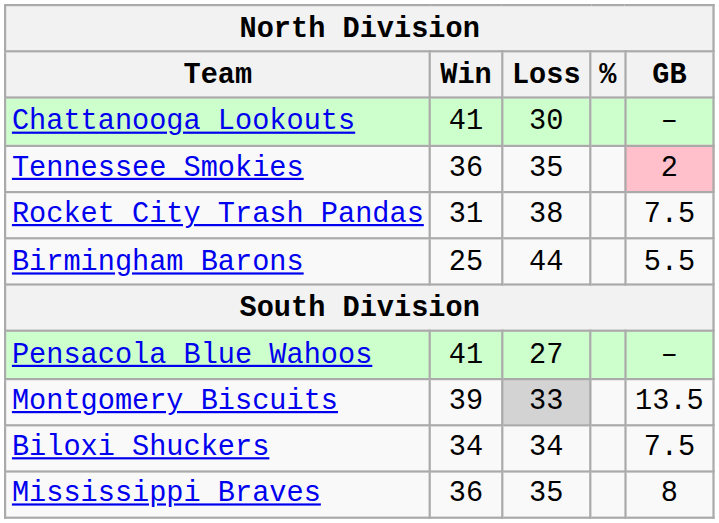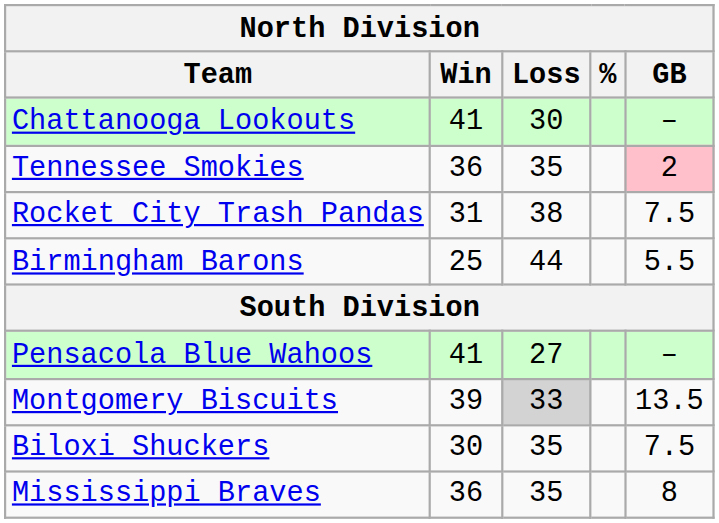(466, 448) 34 -> (466, 448) 30
(546, 448) 34 -> (546, 448) 35
